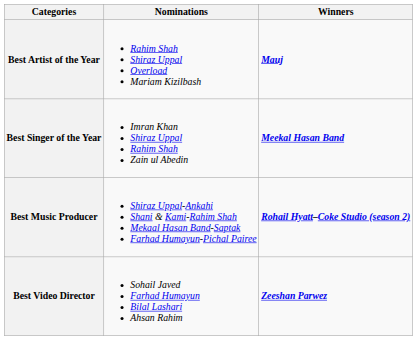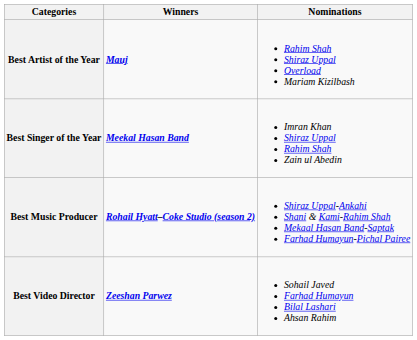columns swapped: (336, 12) <-> (181, 12)
